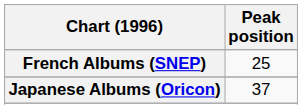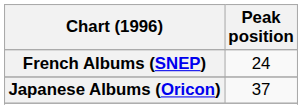(261, 63) 25 -> (261, 63) 24
